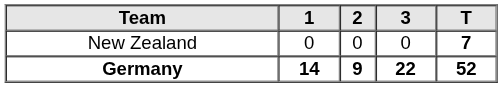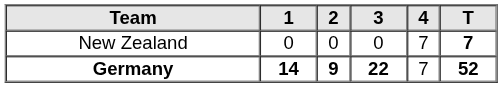+ column: (423, 17)
